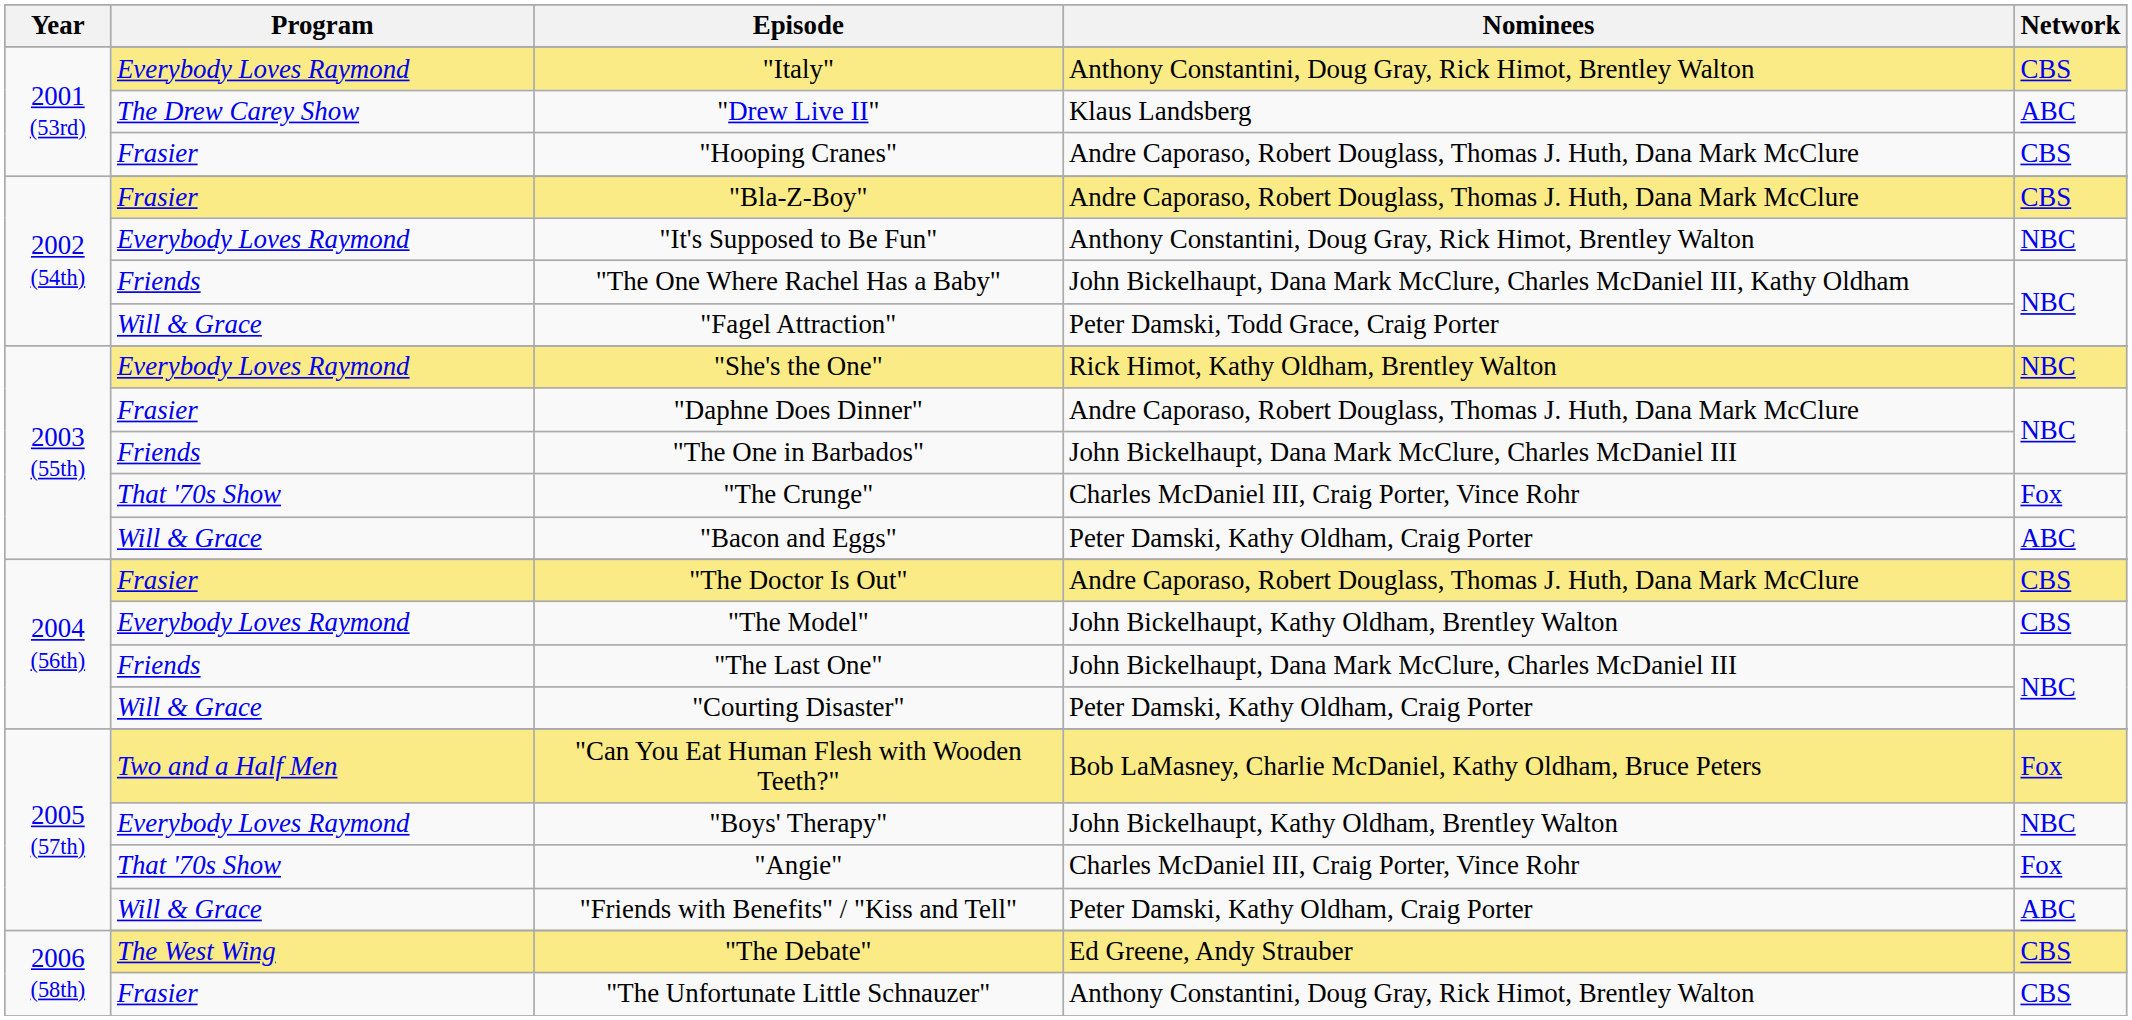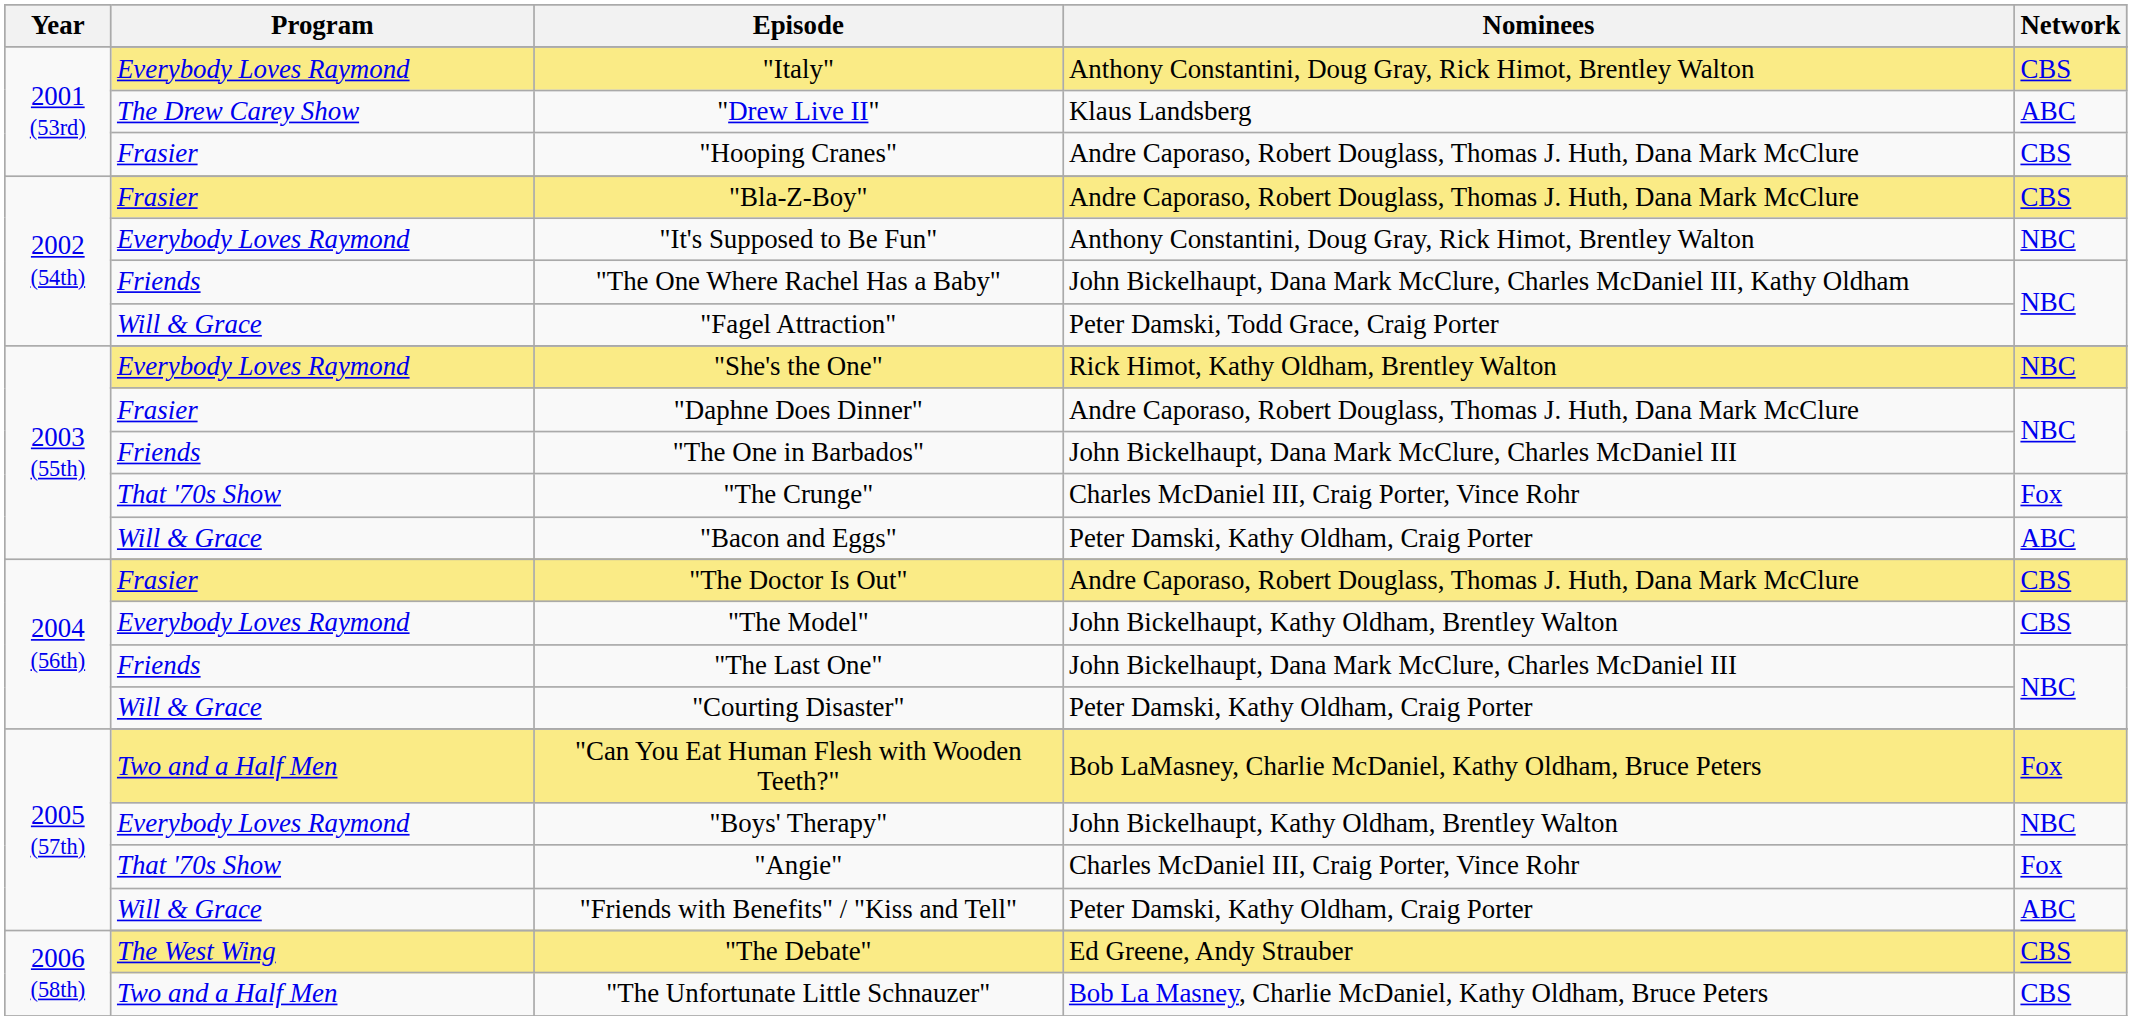(157, 993) Frasier -> (227, 993) Two and a Half Men
(1412, 993) Anthony Constantini, Doug Gray, Rick Himot, Brentley Walton -> (1419, 993) Bob La Masney, Charlie McDaniel, Kathy Oldham, Bruce Peters
